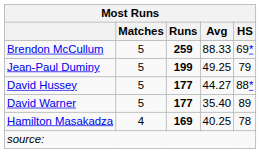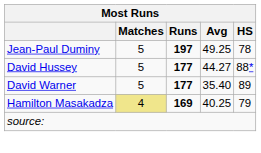- row: (55, 49)
(183, 67) 199 -> (183, 49) 197
(245, 67) 79 -> (245, 49) 78
(141, 121) no background -> (141, 103) khaki background
(245, 121) 78 -> (245, 103) 79
